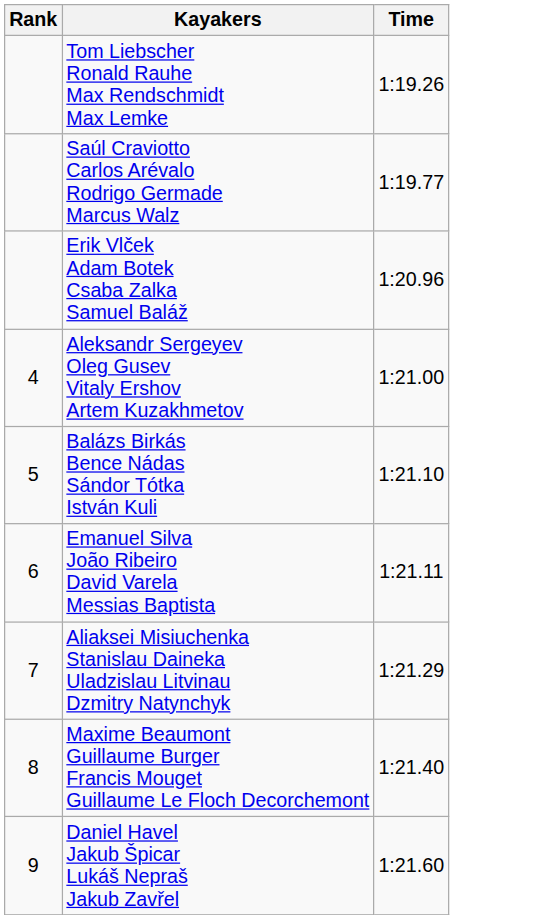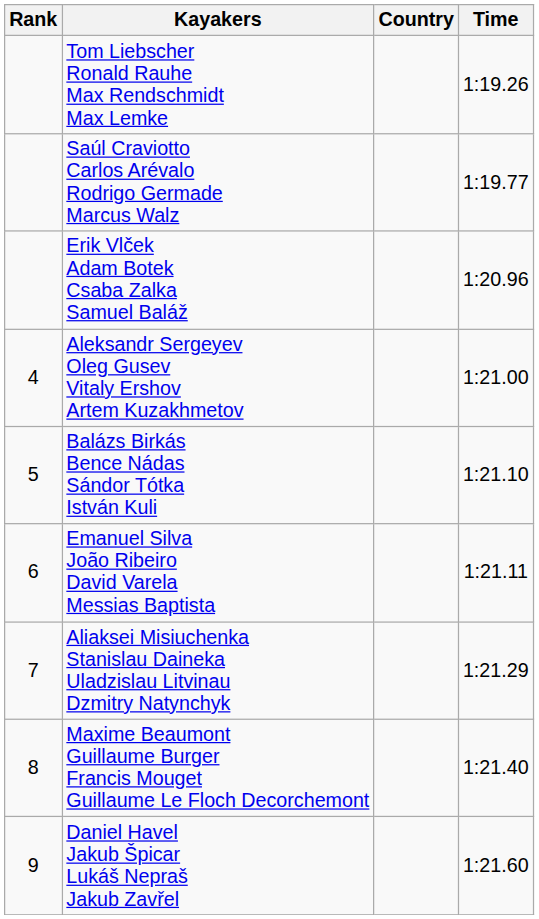+ column: (416, 20)
